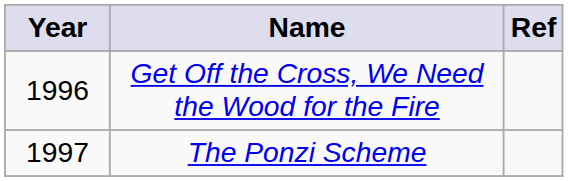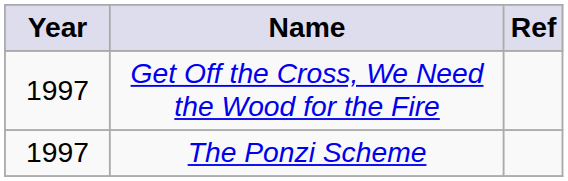(58, 90) 1996 -> (58, 90) 1997
